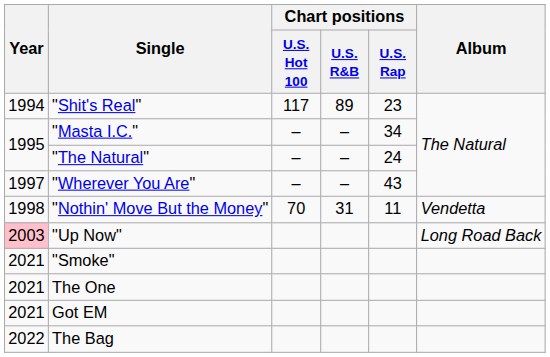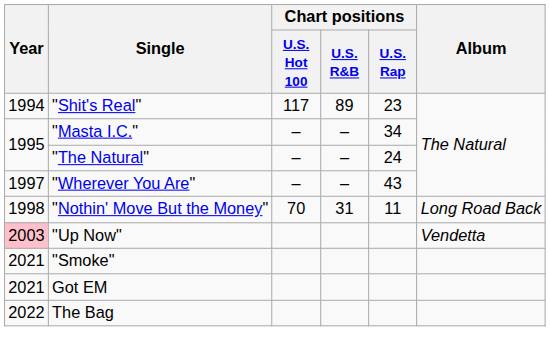(453, 209) Vendetta -> (481, 209) Long Road Back
(481, 235) Long Road Back -> (453, 235) Vendetta
- row: (84, 287)
